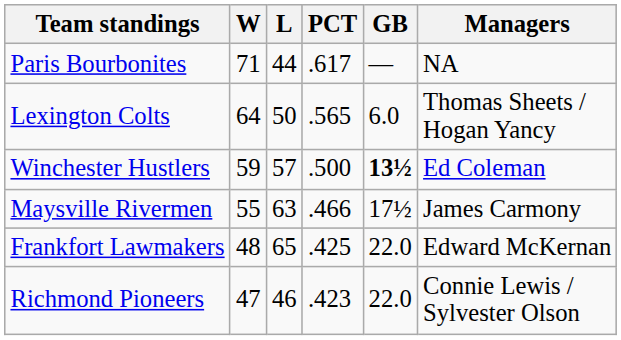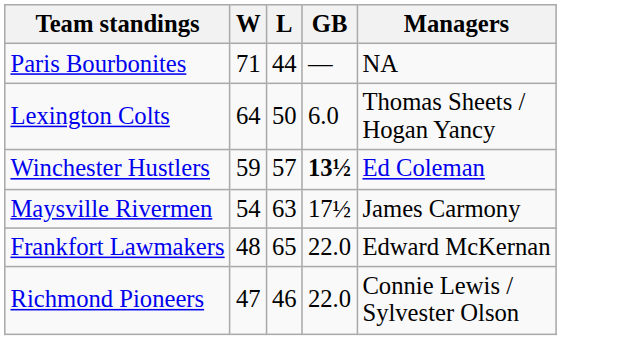- column: (333, 24)
(248, 208) 55 -> (248, 208) 54
